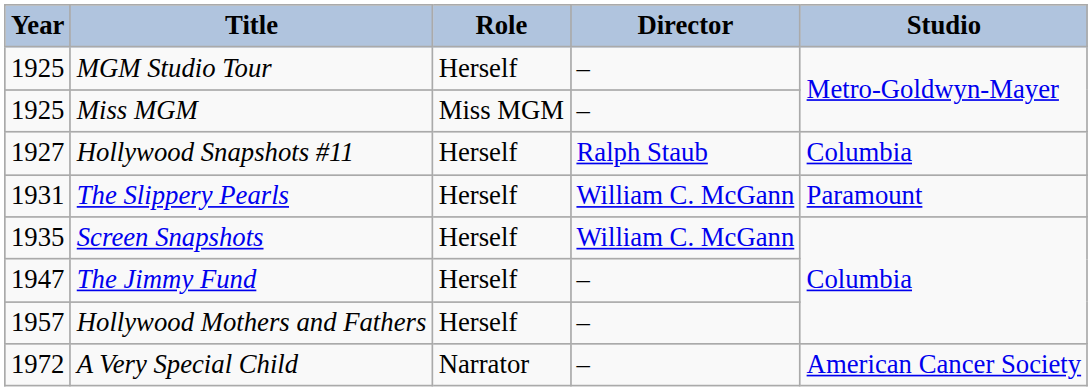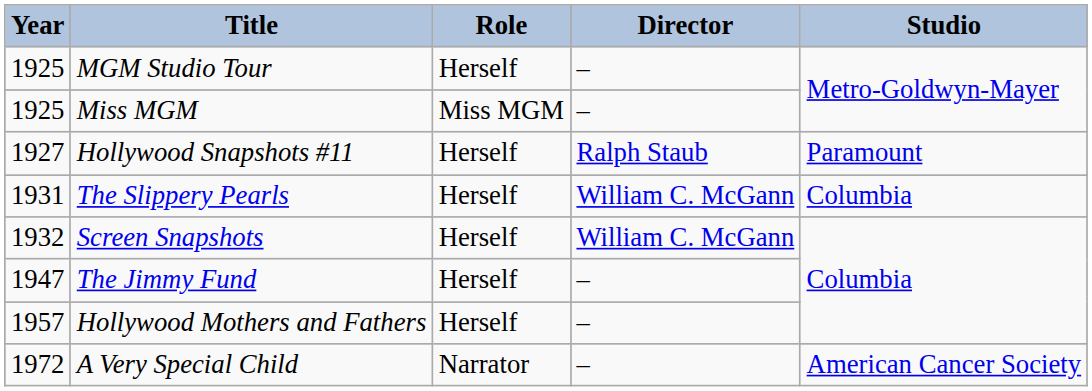(859, 152) Columbia -> (865, 152) Paramount
(865, 195) Paramount -> (859, 195) Columbia
(38, 237) 1935 -> (38, 237) 1932
